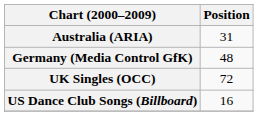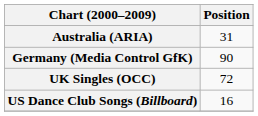(227, 57) 48 -> (227, 57) 90
